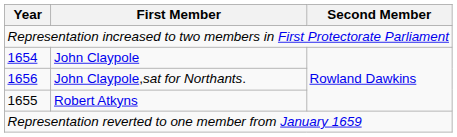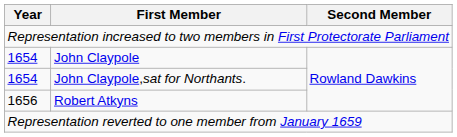(22, 79) 1656 -> (22, 79) 1654
(22, 100) 1655 -> (22, 100) 1656
